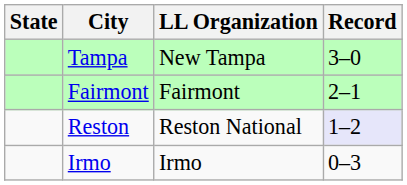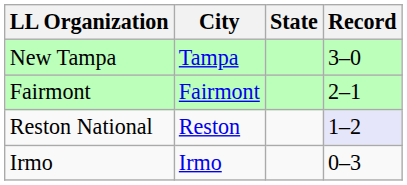columns swapped: (34, 22) <-> (238, 22)
